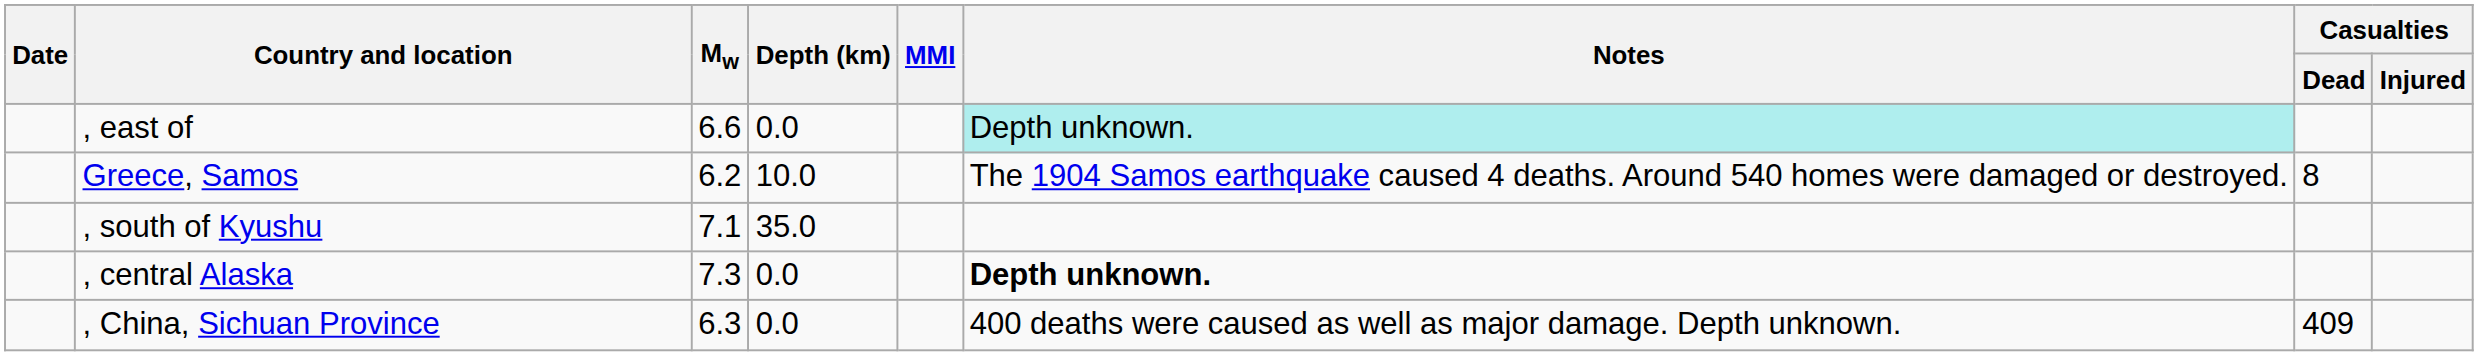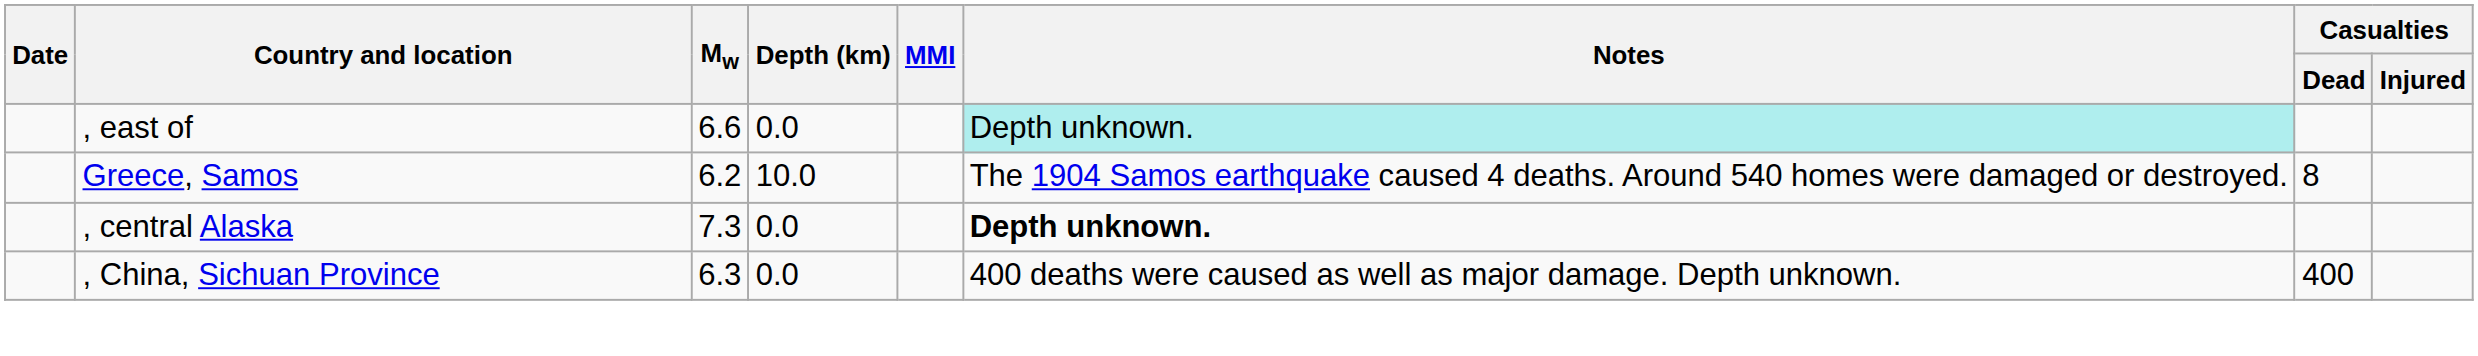- row: (202, 226)
(2328, 324) 409 -> (2328, 275) 400
